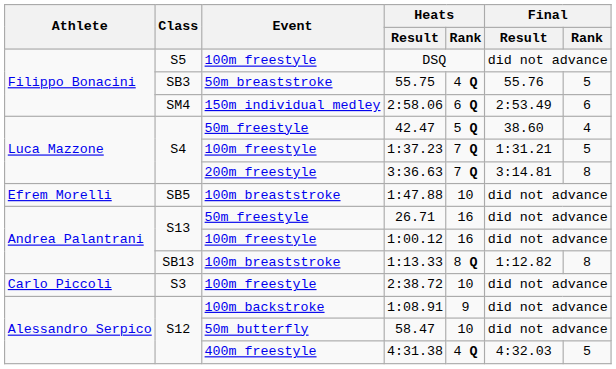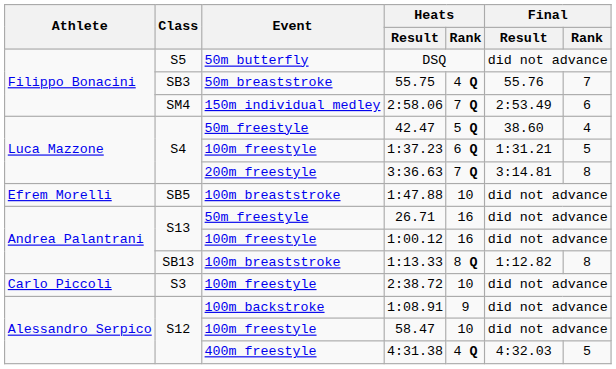(261, 60) 100m freestyle -> (257, 60) 50m butterfly
(587, 83) 5 -> (587, 83) 7
(465, 105) 6 Q -> (465, 105) 7 Q
(465, 150) 7 Q -> (465, 150) 6 Q
(257, 329) 50m butterfly -> (261, 329) 100m freestyle
